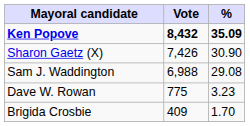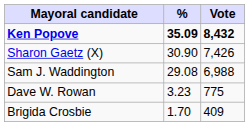columns swapped: (186, 14) <-> (226, 14)
